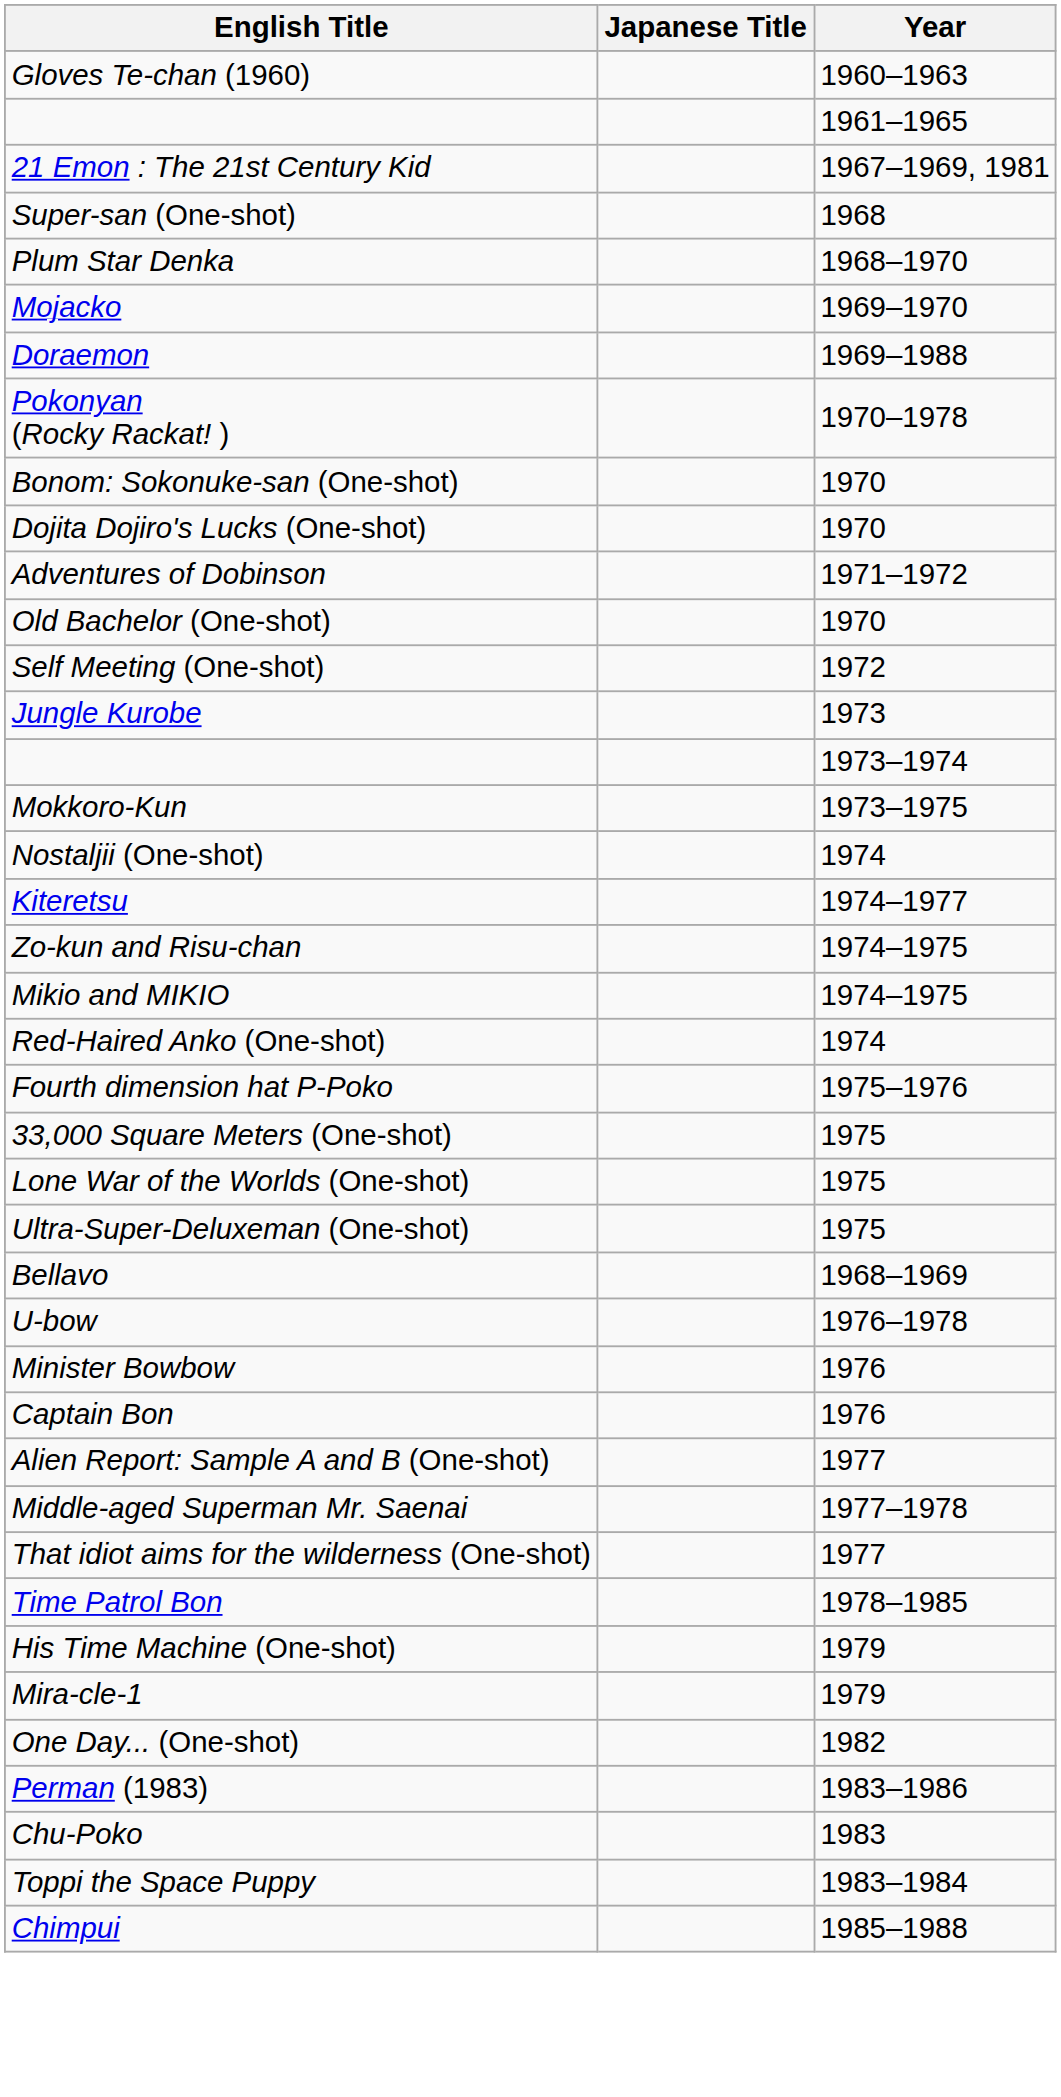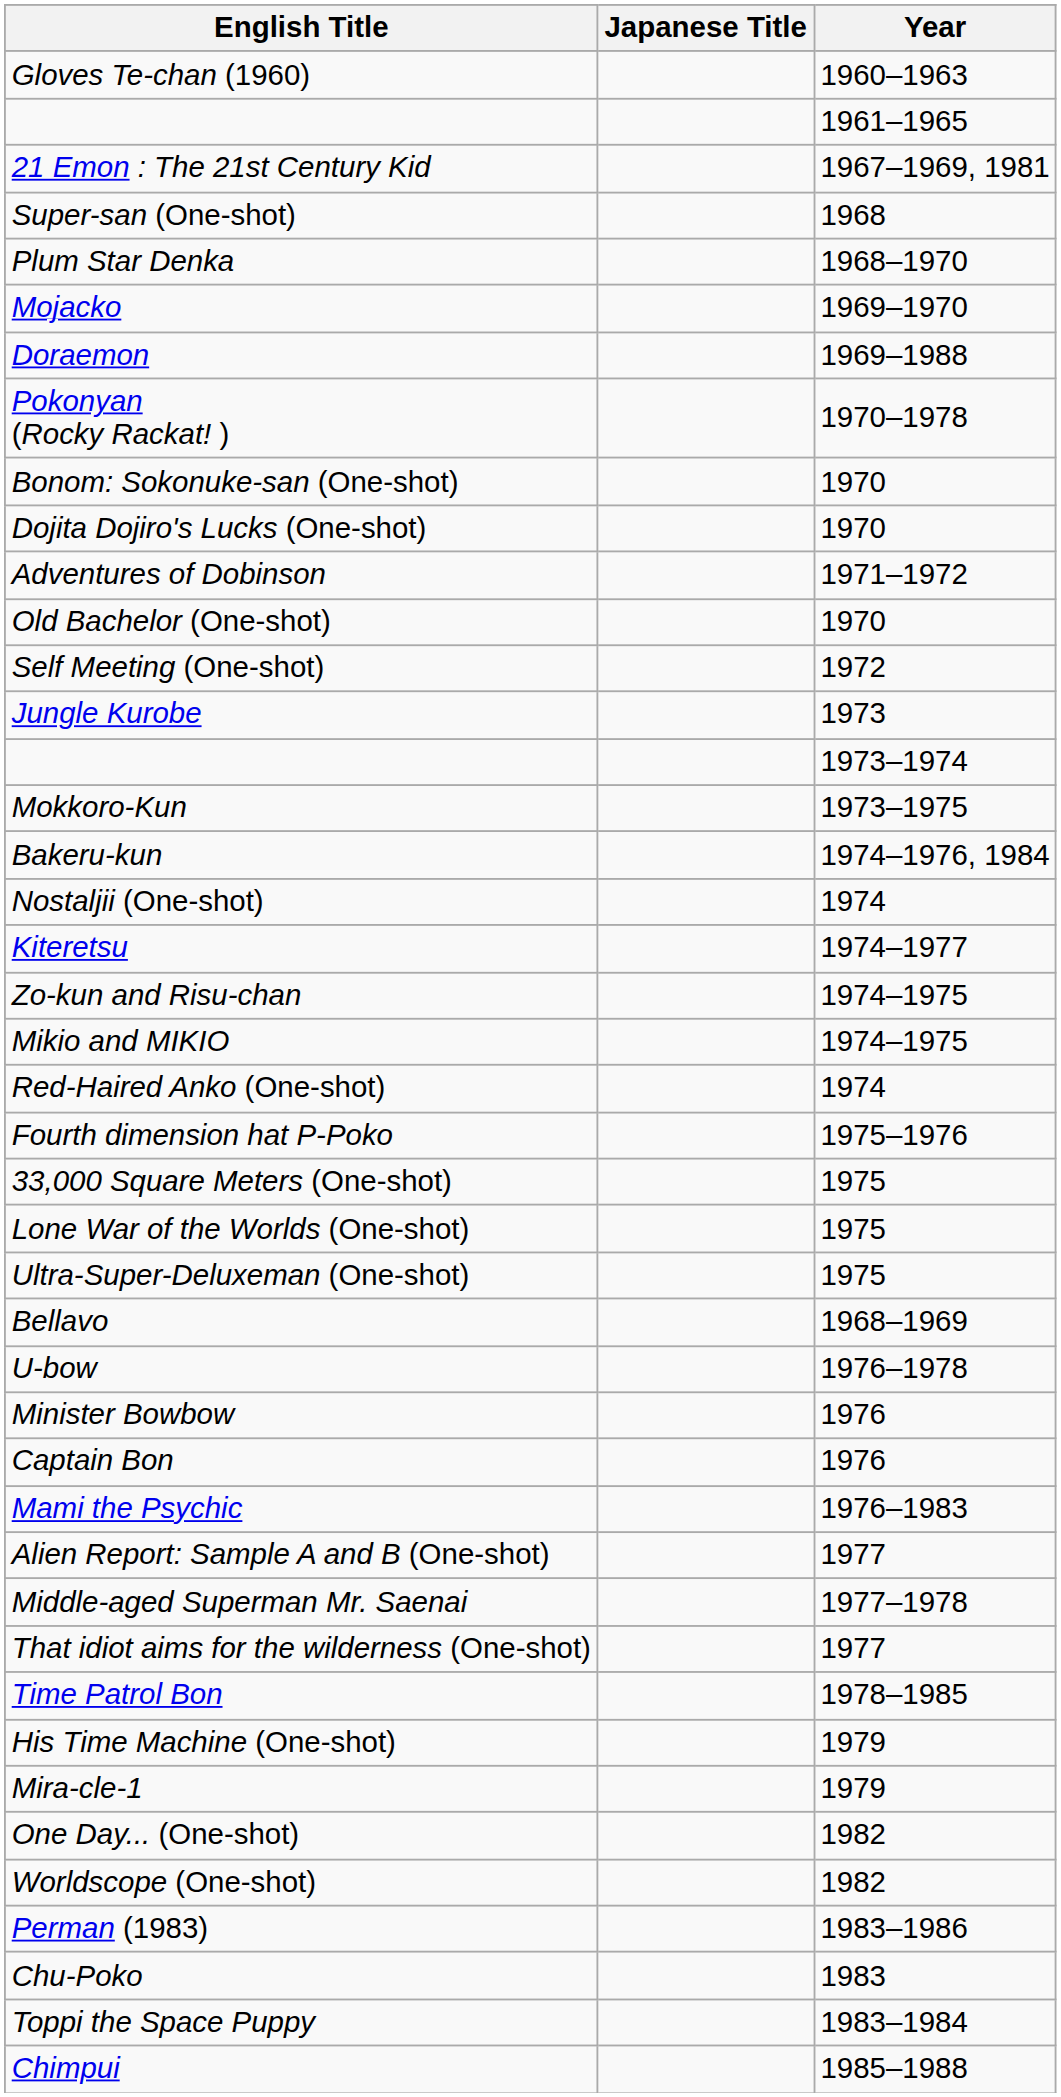+ row: (87, 854)
+ row: (127, 1508)
+ row: (164, 1881)
